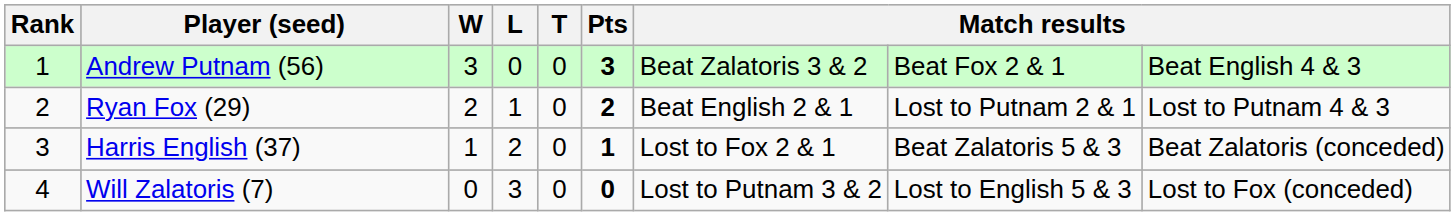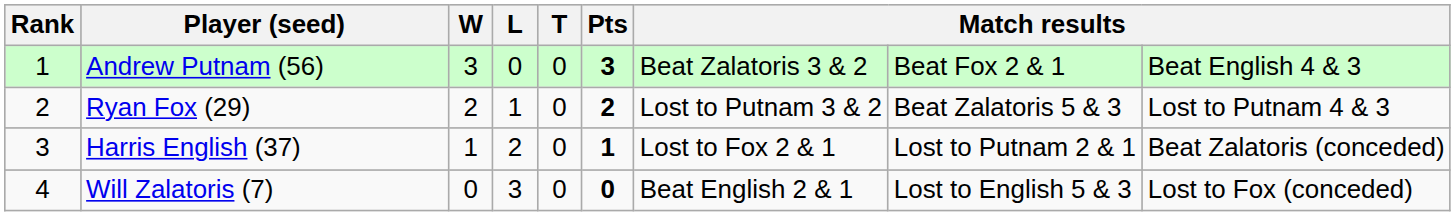(746, 107) Beat English 2 & 1 -> (761, 107) Lost to Putnam 3 & 2
(1015, 107) Lost to Putnam 2 & 1 -> (1008, 107) Beat Zalatoris 5 & 3
(1008, 148) Beat Zalatoris 5 & 3 -> (1015, 148) Lost to Putnam 2 & 1
(761, 189) Lost to Putnam 3 & 2 -> (746, 189) Beat English 2 & 1
